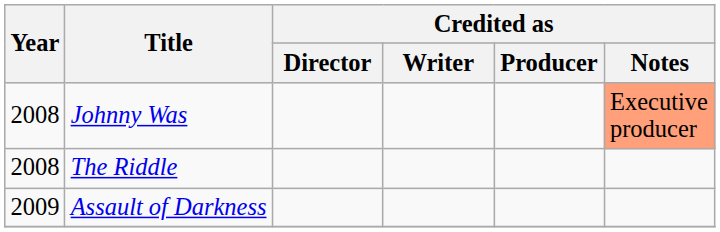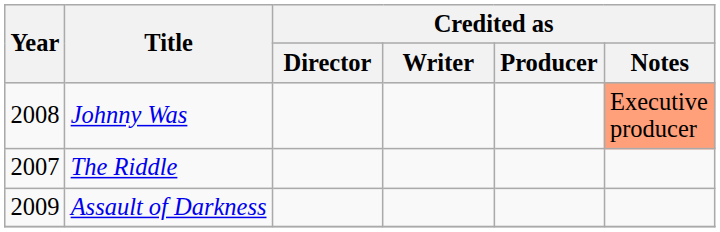(35, 167) 2008 -> (35, 167) 2007
